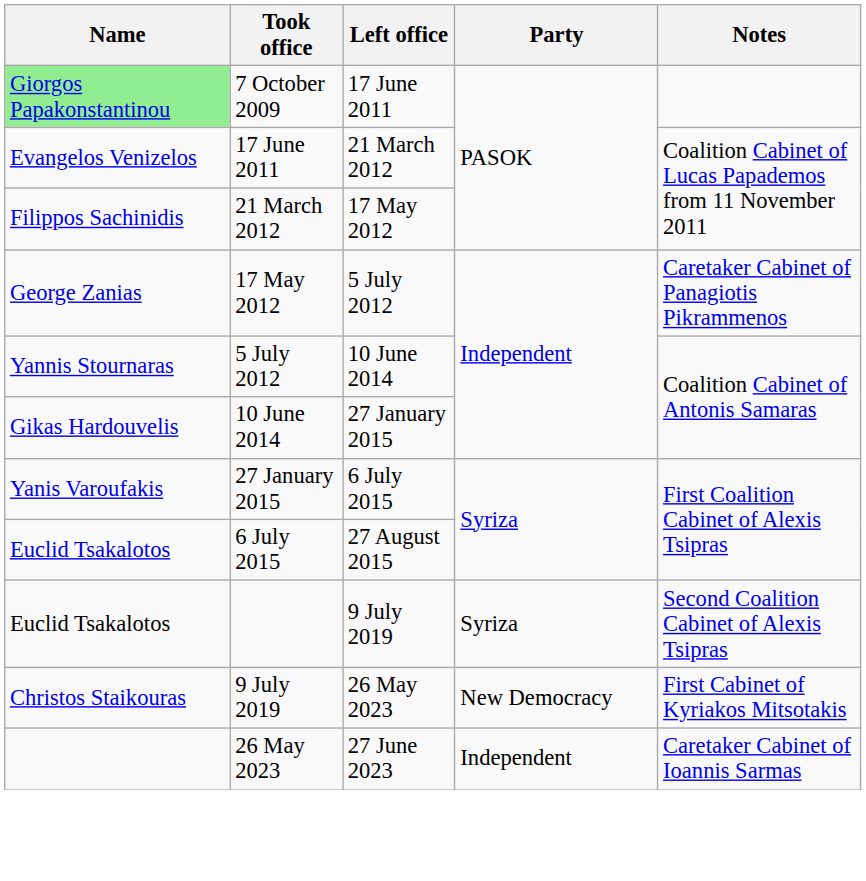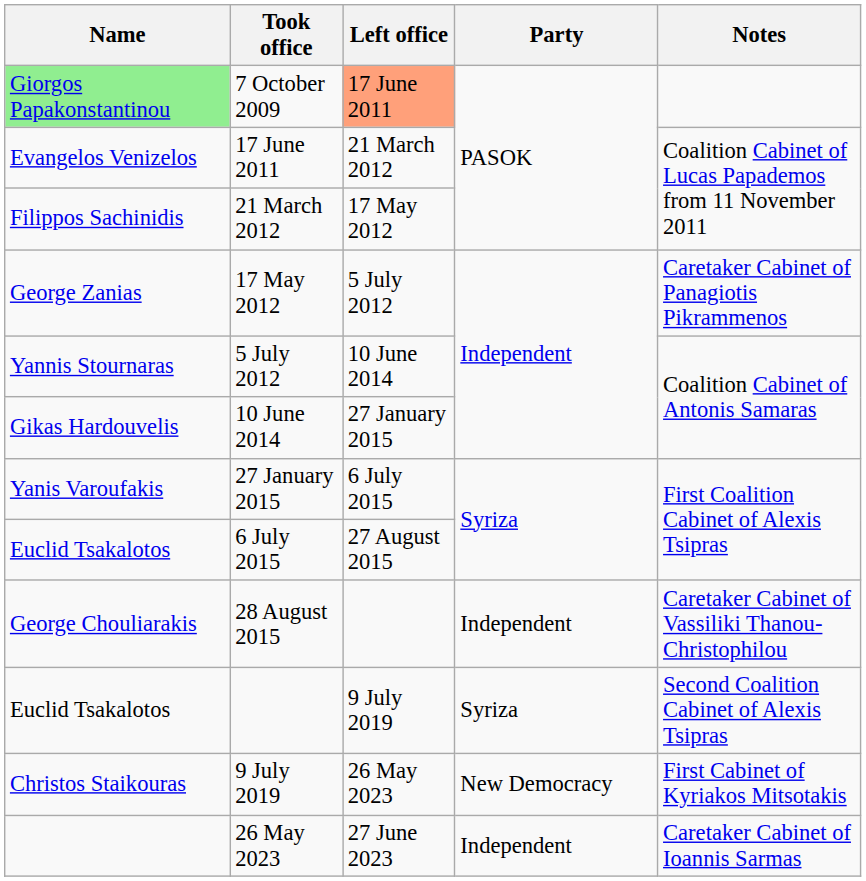(383, 96) no background -> (383, 96) lightsalmon background
+ row: (281, 623)
